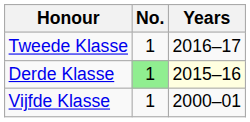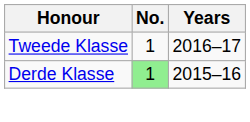(207, 74) lightyellow background -> (207, 74) no background
- row: (59, 102)
